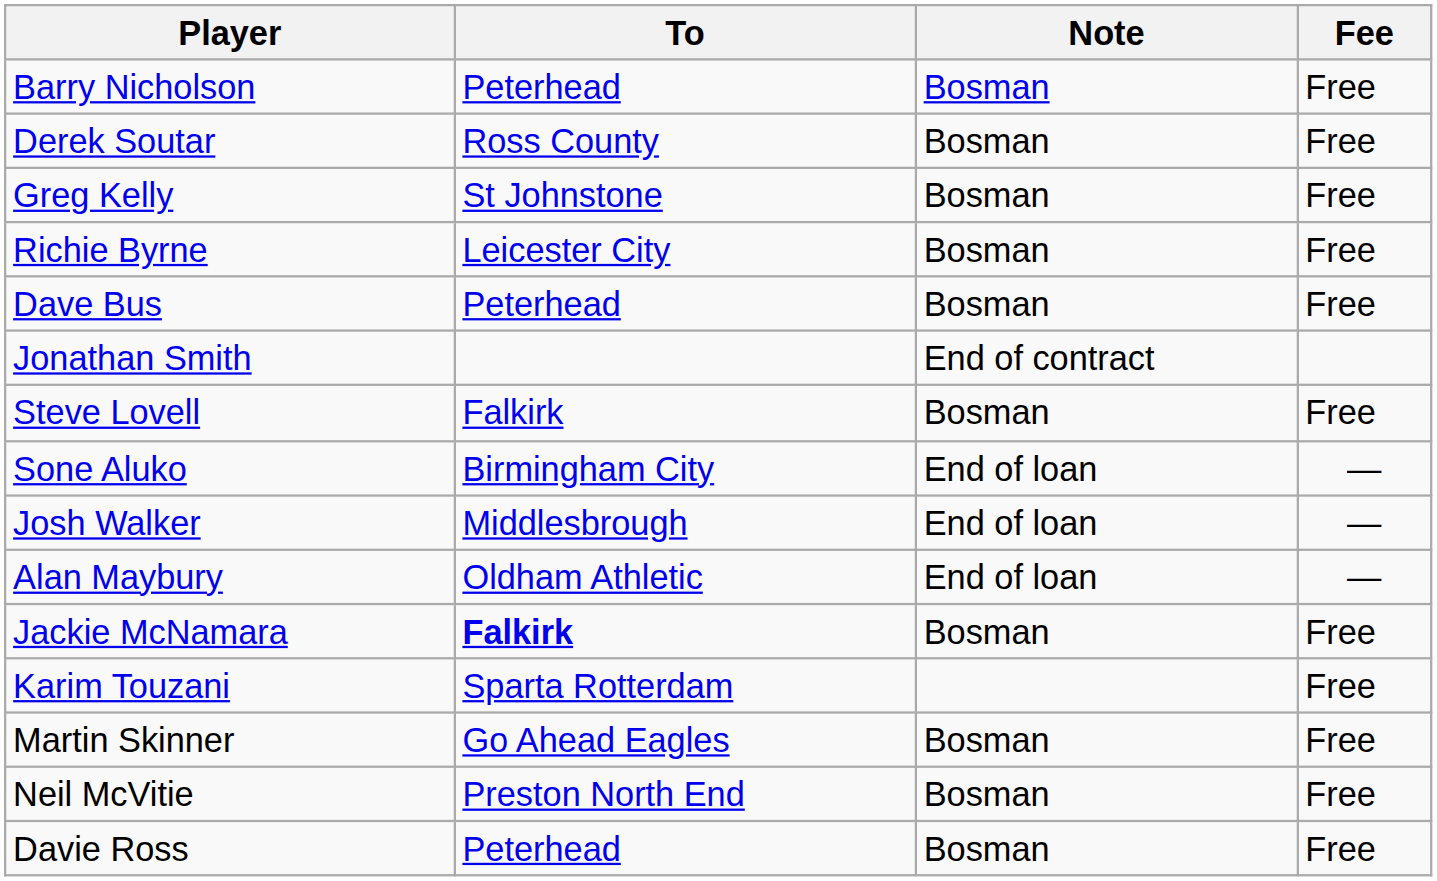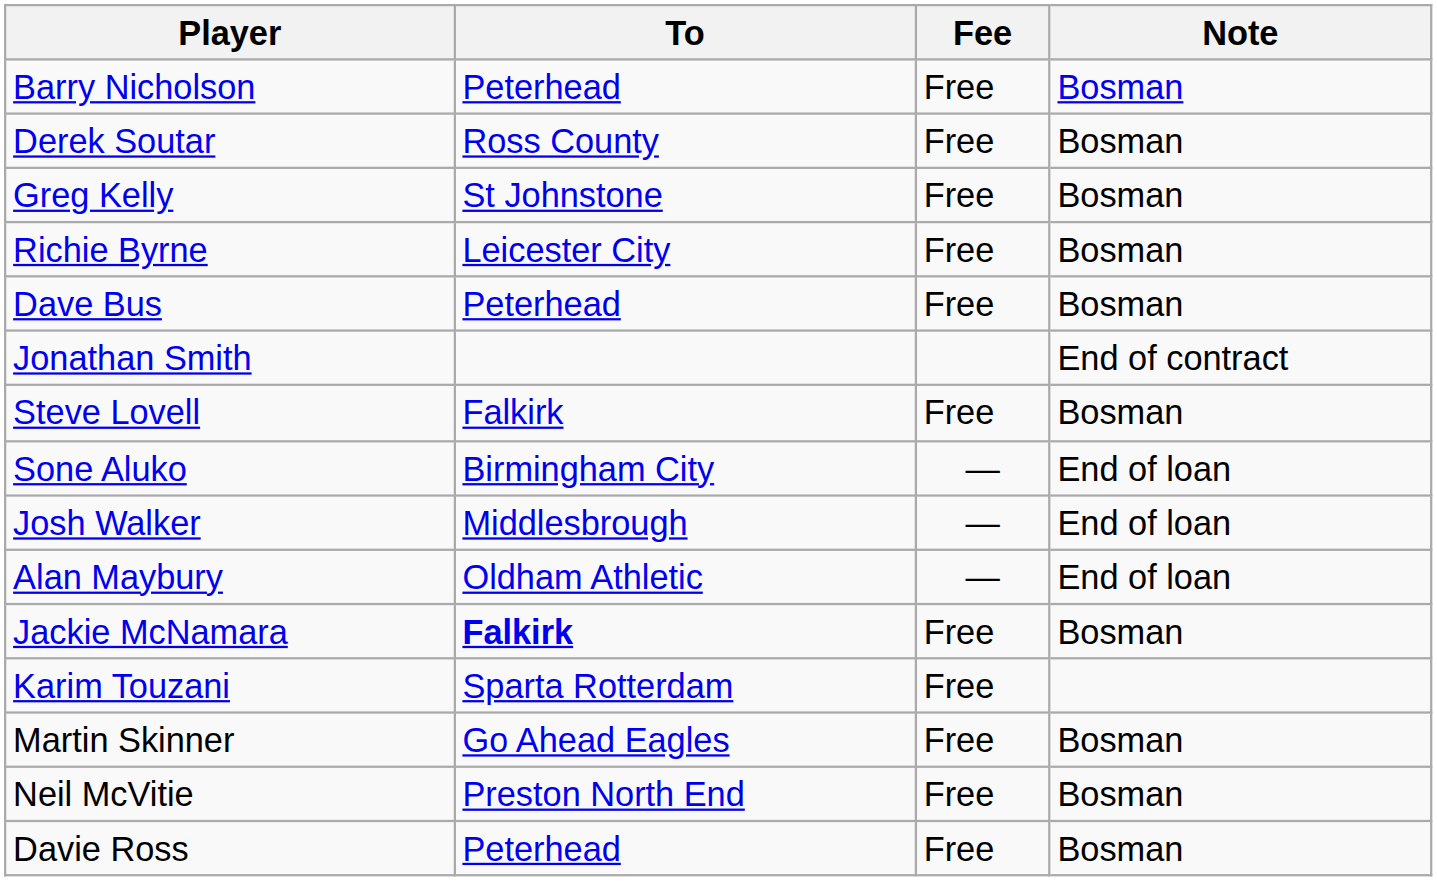columns swapped: (1364, 33) <-> (1106, 33)
